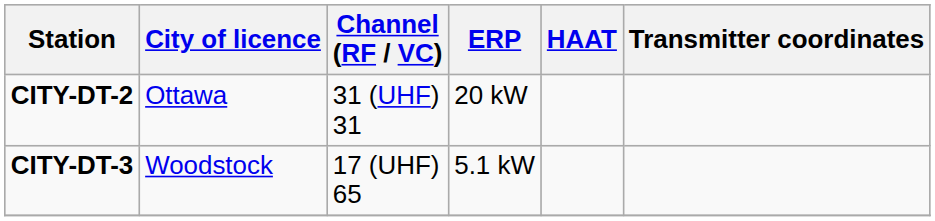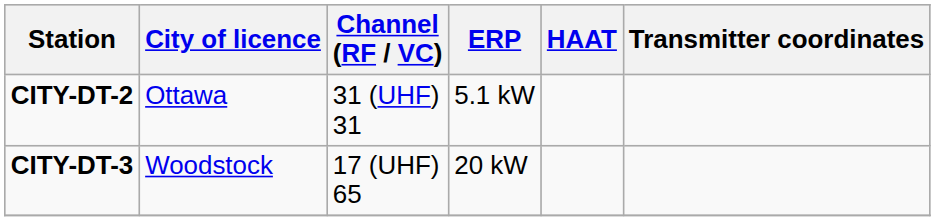(491, 95) 20 kW -> (495, 95) 5.1 kW
(495, 165) 5.1 kW -> (491, 165) 20 kW
